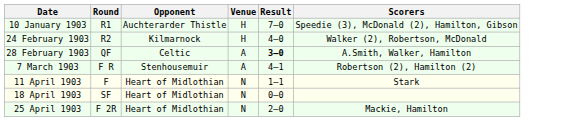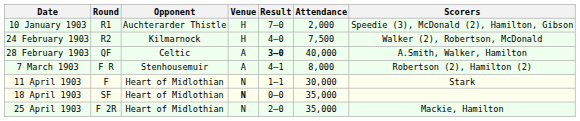+ column: (321, 11)
(243, 95) normal -> (243, 95) bold
